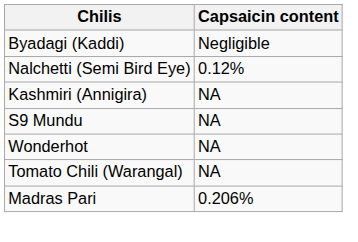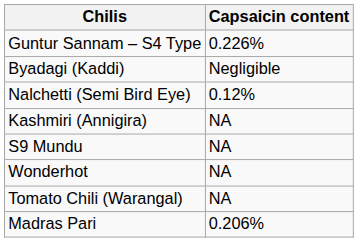+ row: (105, 43)
